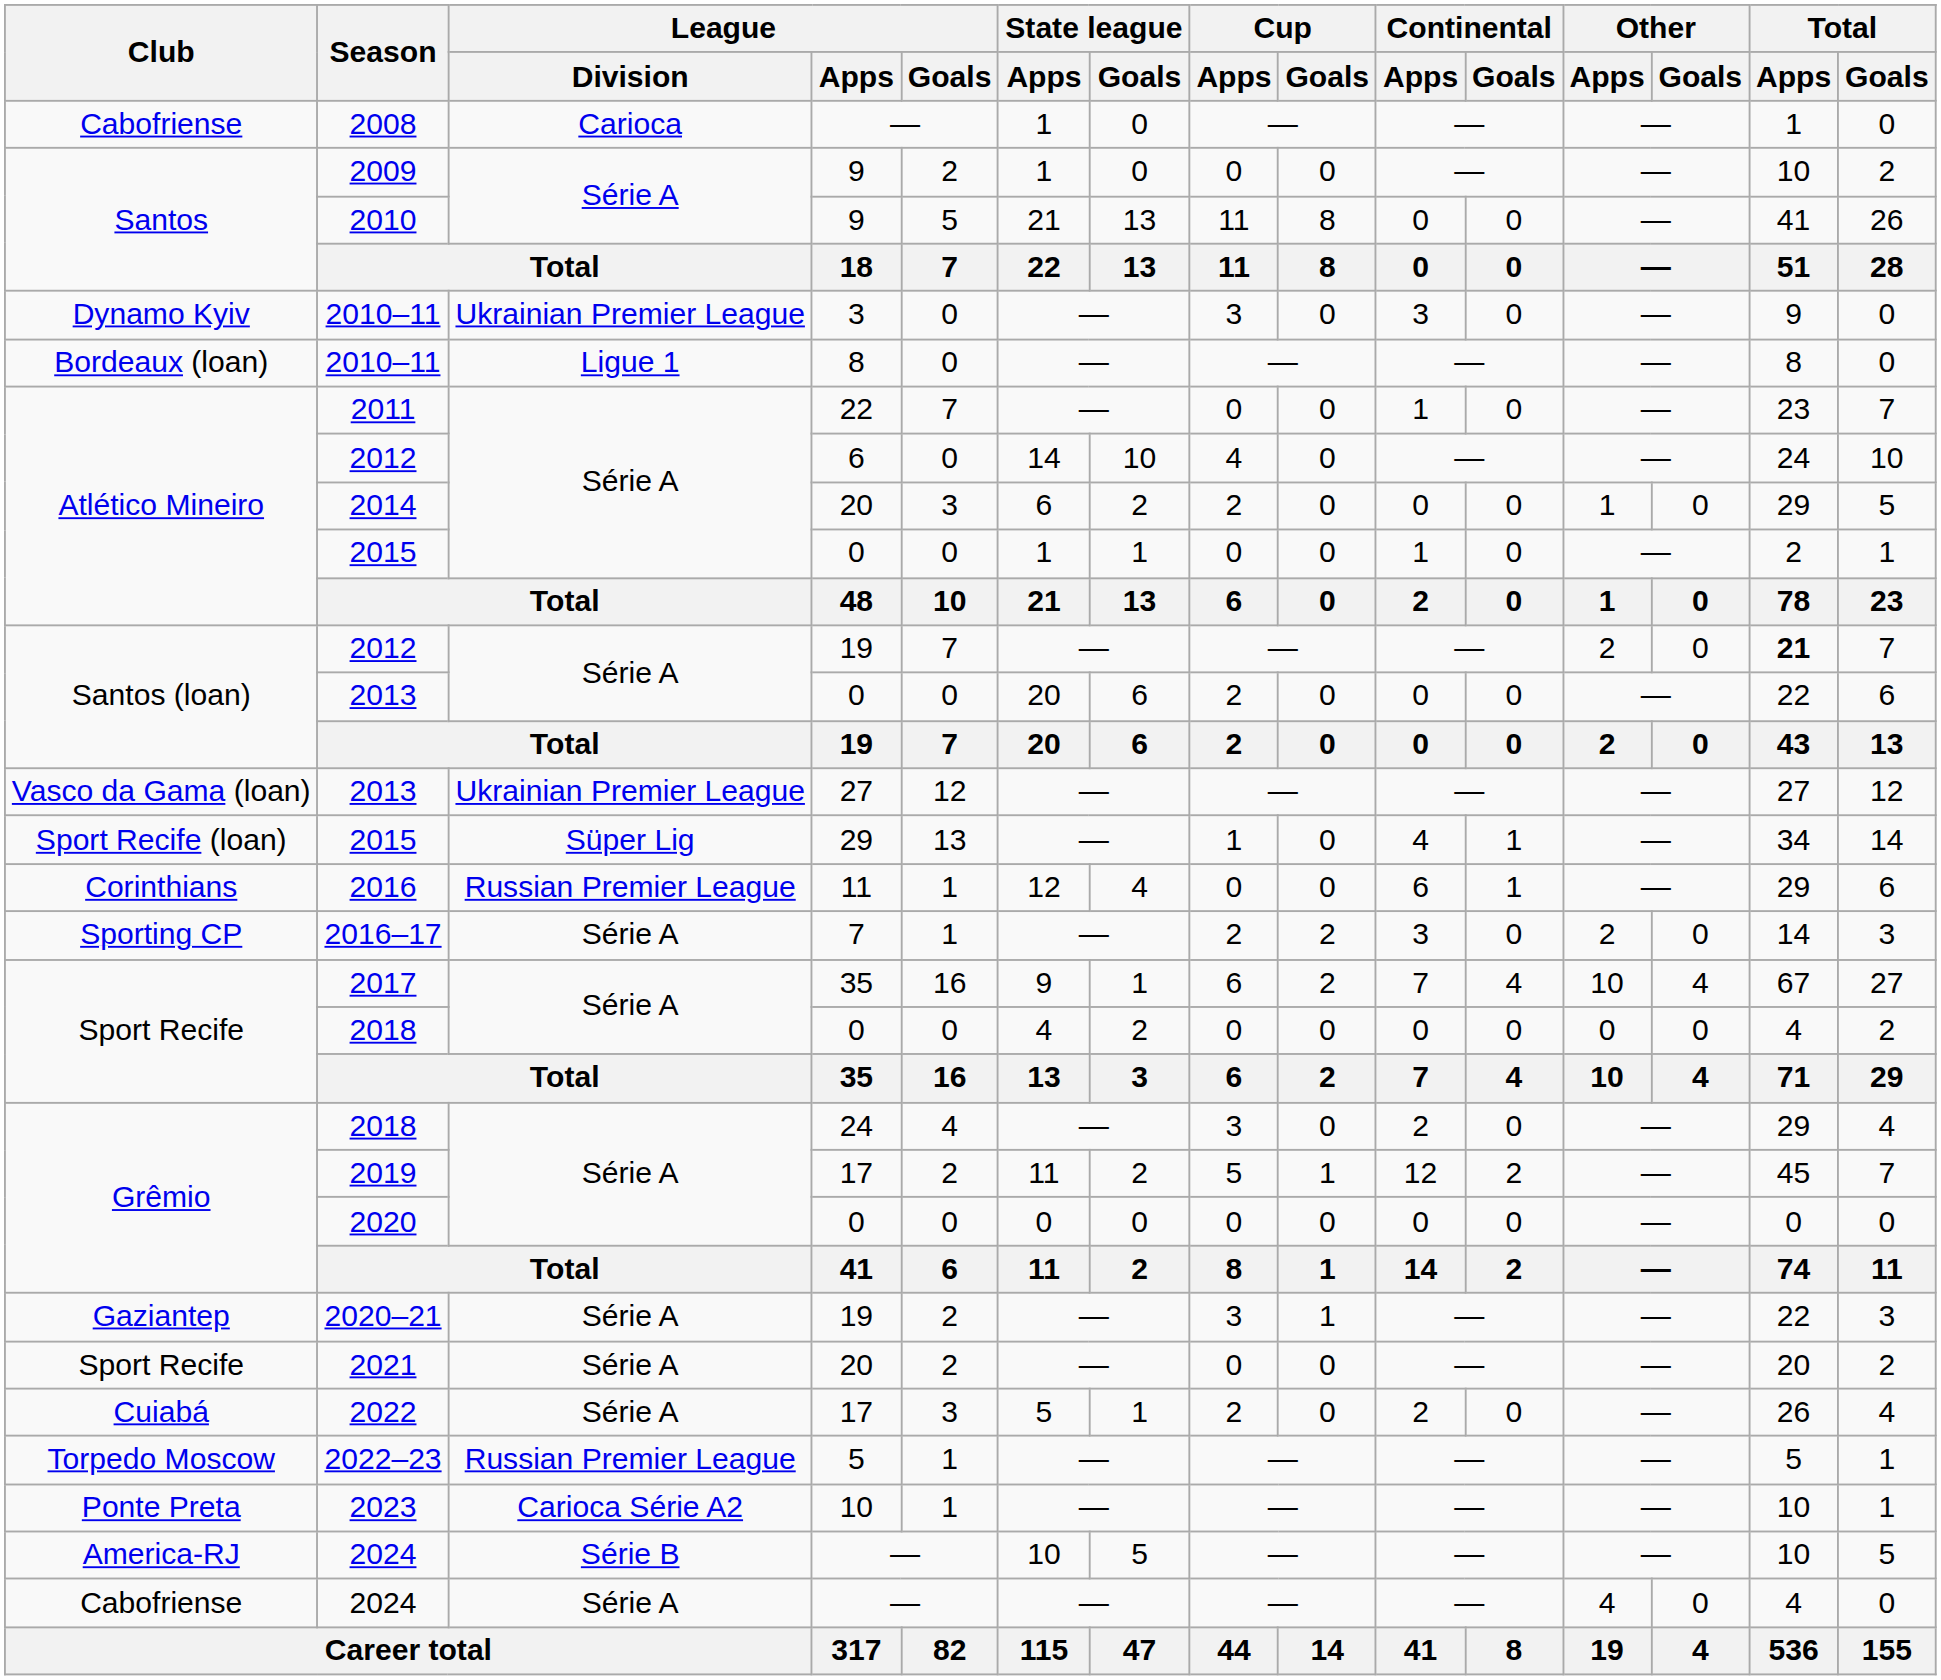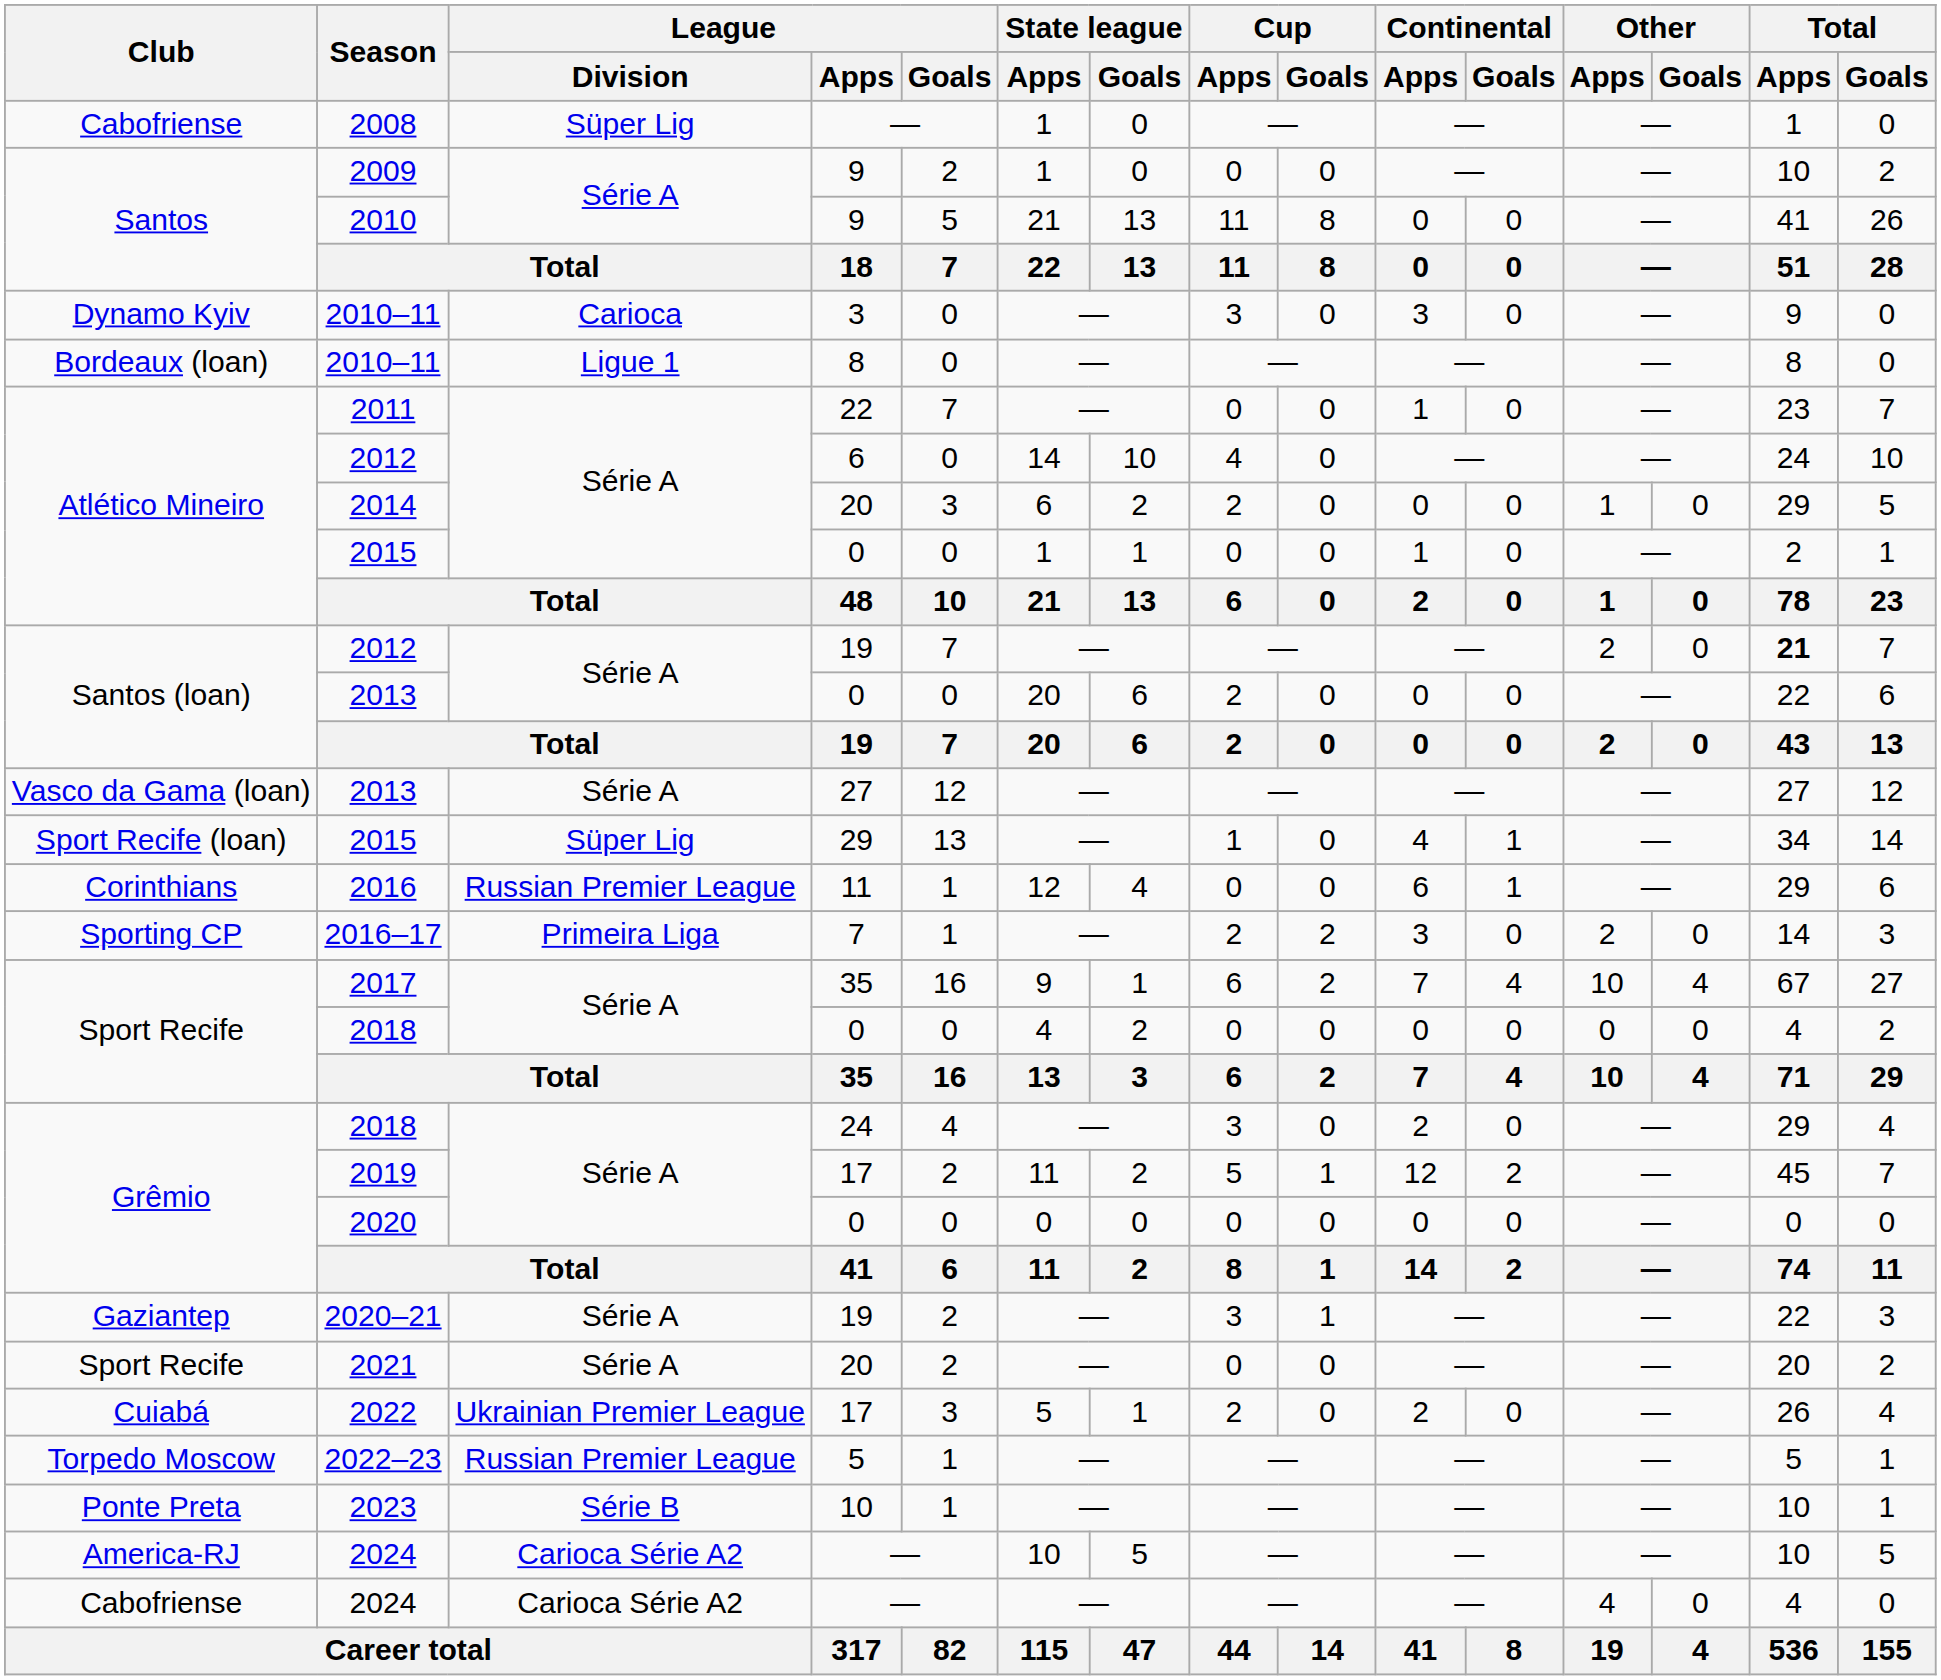(630, 123) Carioca -> (630, 123) Süper Lig
(630, 314) Ukrainian Premier League -> (630, 314) Carioca
(630, 791) Ukrainian Premier League -> (630, 791) Série A
(630, 934) Série A -> (630, 934) Primeira Liga
(630, 1411) Série A -> (630, 1411) Ukrainian Premier League
(630, 1507) Carioca Série A2 -> (630, 1507) Série B
(630, 1554) Série B -> (630, 1554) Carioca Série A2
(630, 1602) Série A -> (630, 1602) Carioca Série A2
